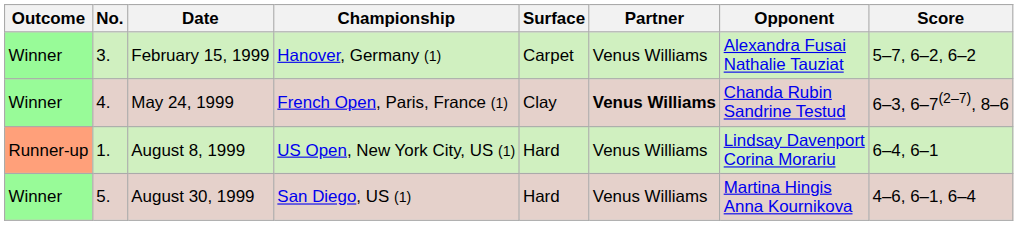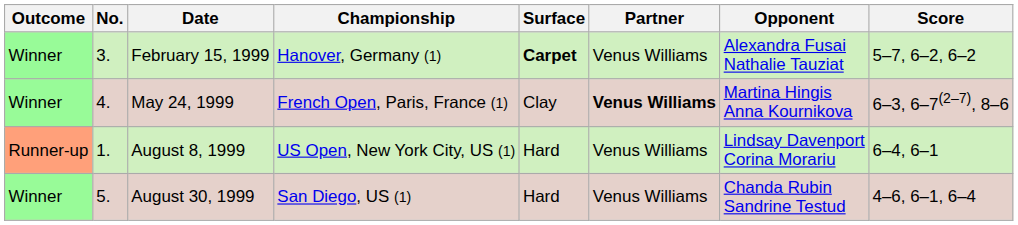(548, 55) normal -> (550, 55) bold
(785, 102) Chanda Rubin Sandrine Testud -> (788, 102) Martina Hingis Anna Kournikova
(788, 196) Martina Hingis Anna Kournikova -> (785, 196) Chanda Rubin Sandrine Testud
